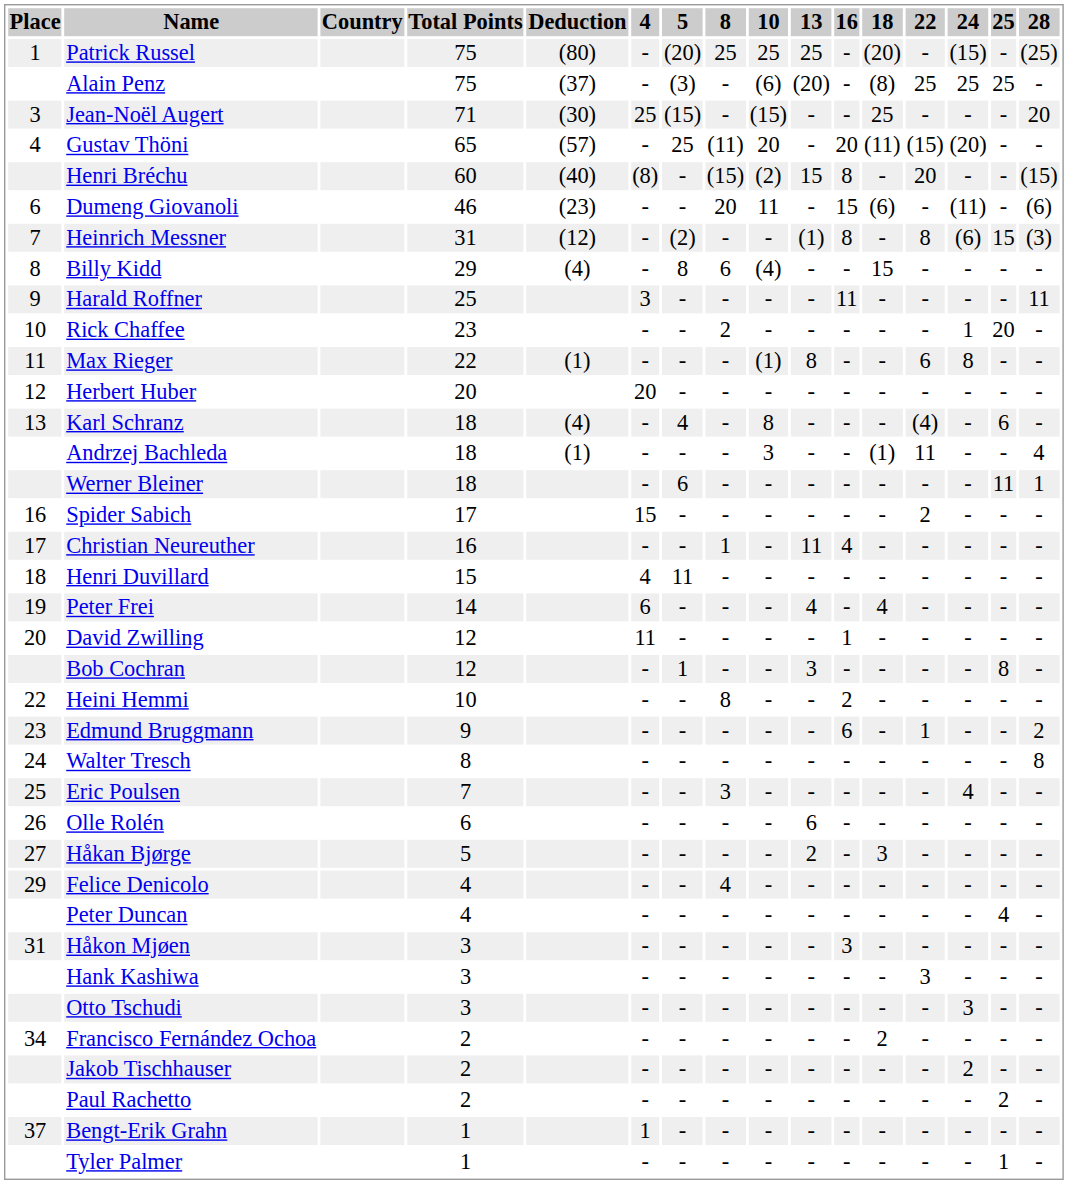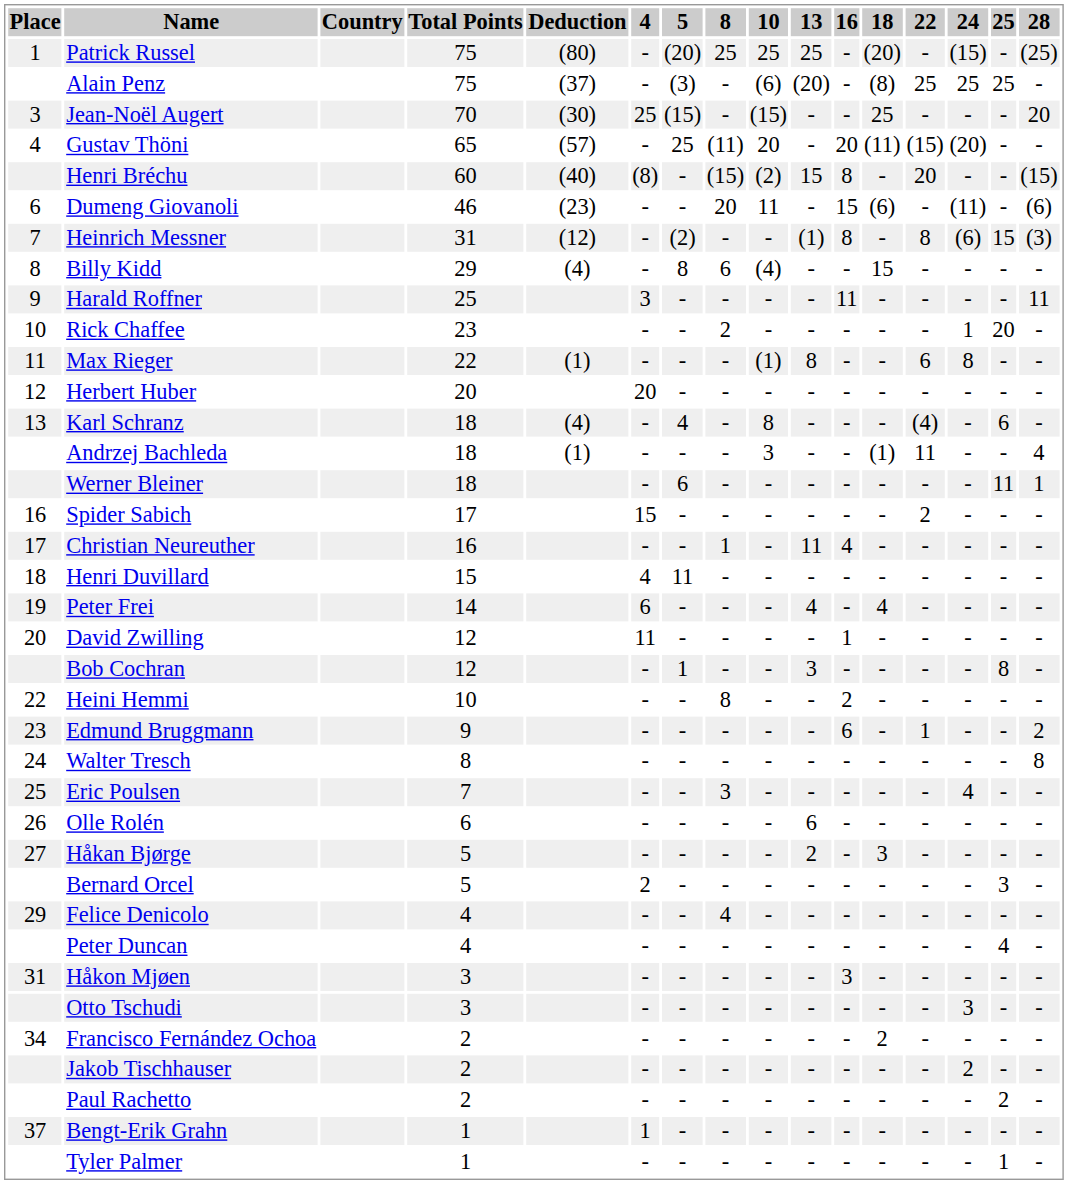(465, 114) 71 -> (465, 114) 70
+ row: (130, 884)
- row: (132, 976)
